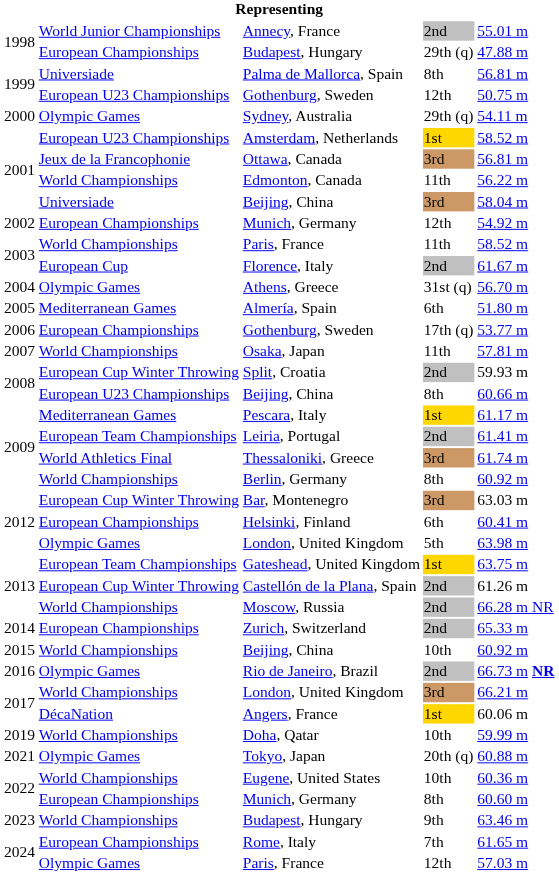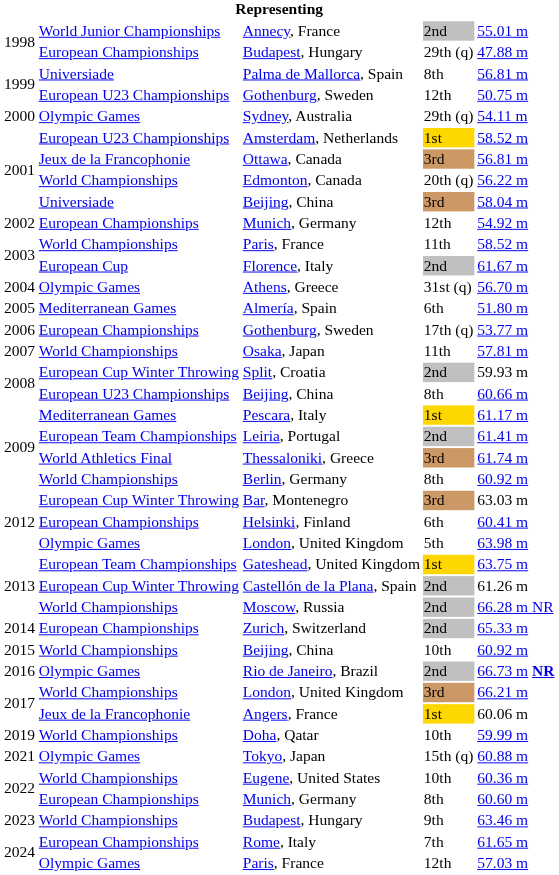(437, 180) 11th -> (449, 180) 20th (q)
(76, 713) DécaNation -> (114, 713) Jeux de la Francophonie
(449, 756) 20th (q) -> (449, 756) 15th (q)
